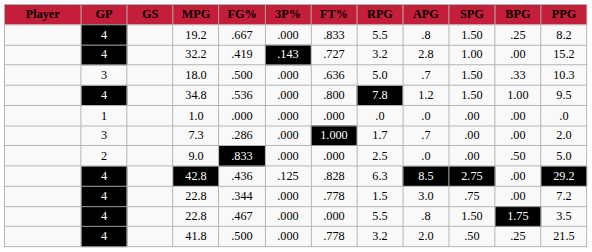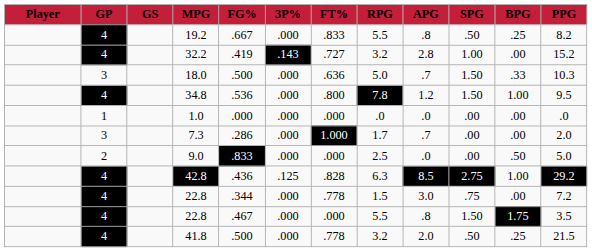(472, 35) 1.50 -> (472, 35) .50
(518, 176) .00 -> (518, 176) 1.00
